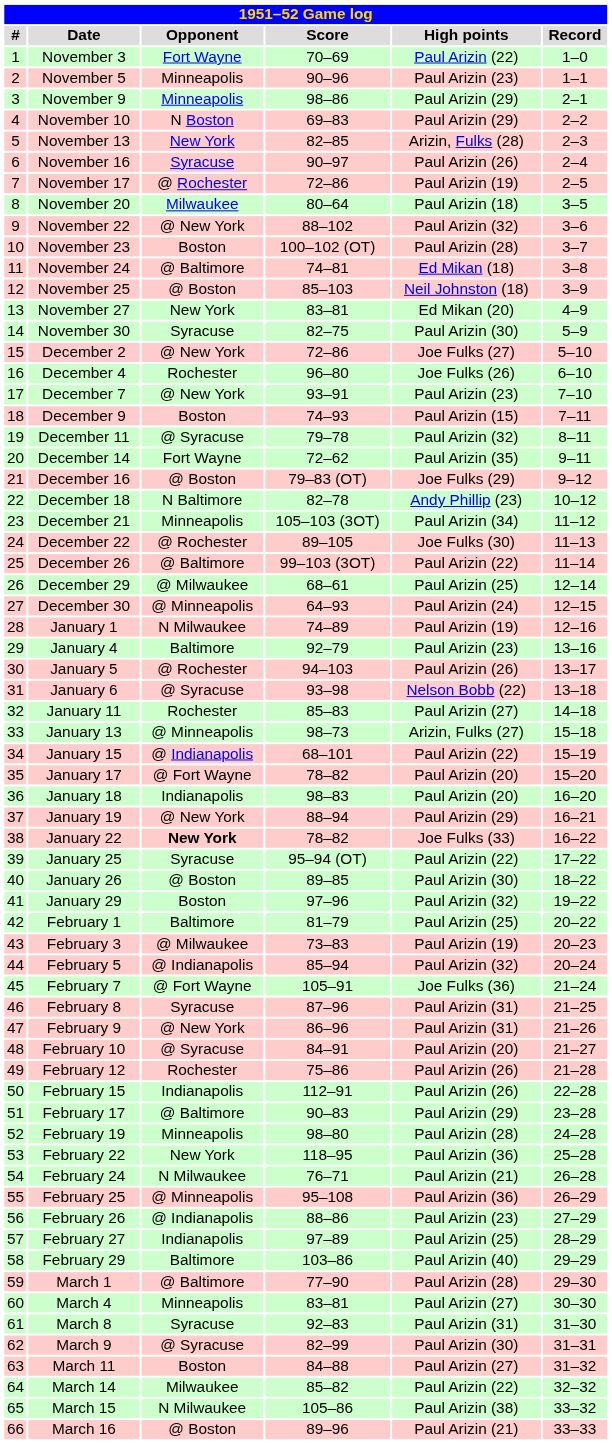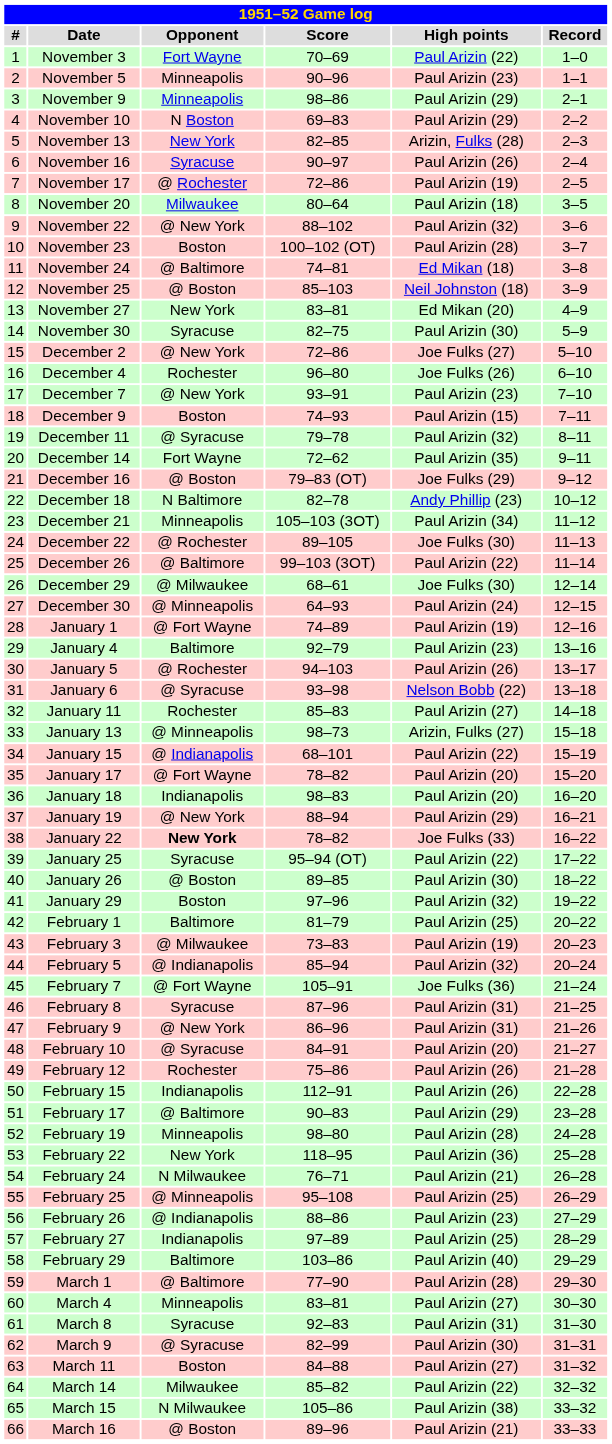(466, 584) Paul Arizin (25) -> (466, 584) Joe Fulks (30)
(202, 627) N Milwaukee -> (202, 627) @ Fort Wayne
(466, 1197) Paul Arizin (36) -> (466, 1197) Paul Arizin (25)
